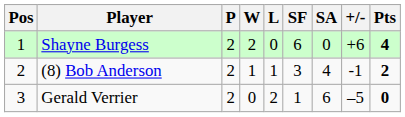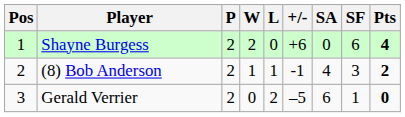columns swapped: (297, 17) <-> (355, 17)
